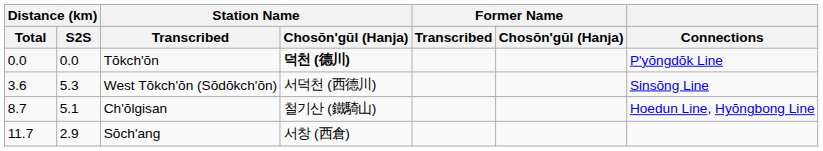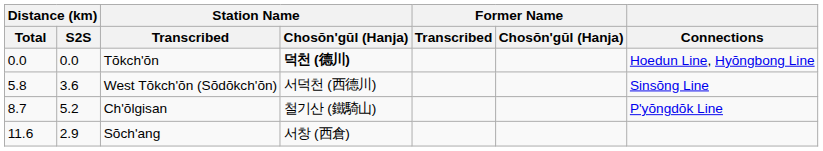(676, 60) P'yŏngdŏk Line -> (722, 60) Hoedun Line, Hyŏngbong Line
(17, 85) 3.6 -> (17, 85) 5.8
(69, 85) 5.3 -> (69, 85) 3.6
(69, 109) 5.1 -> (69, 109) 5.2
(722, 109) Hoedun Line, Hyŏngbong Line -> (676, 109) P'yŏngdŏk Line
(20, 134) 11.7 -> (20, 134) 11.6
